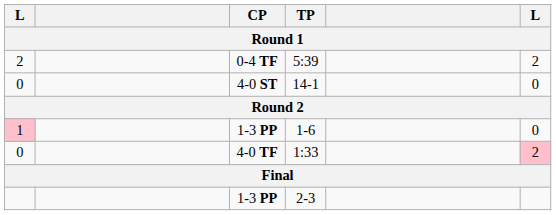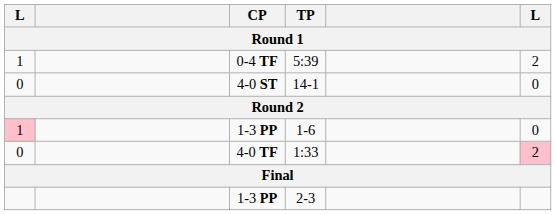(20, 61) 2 -> (20, 61) 1
